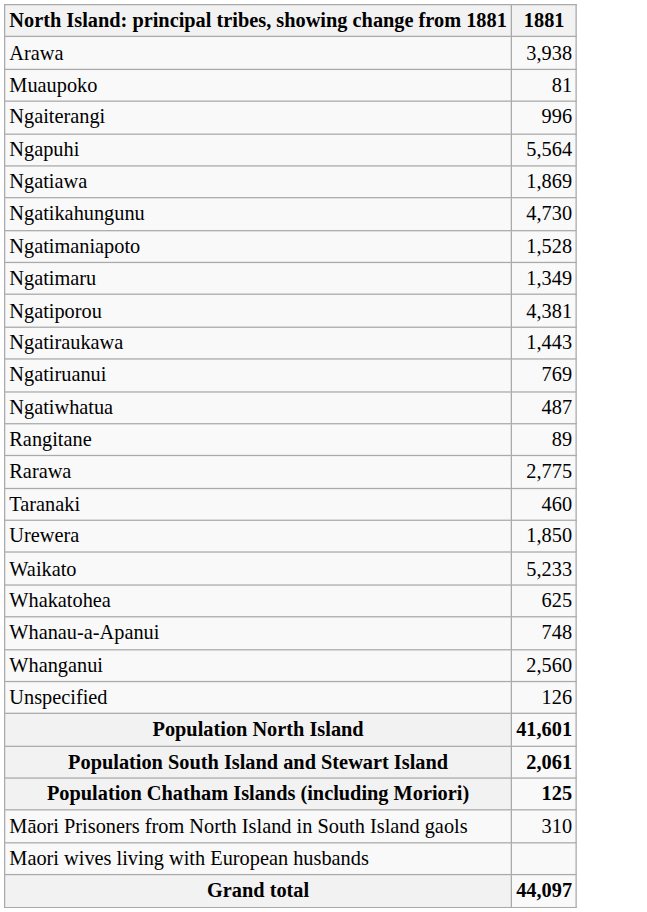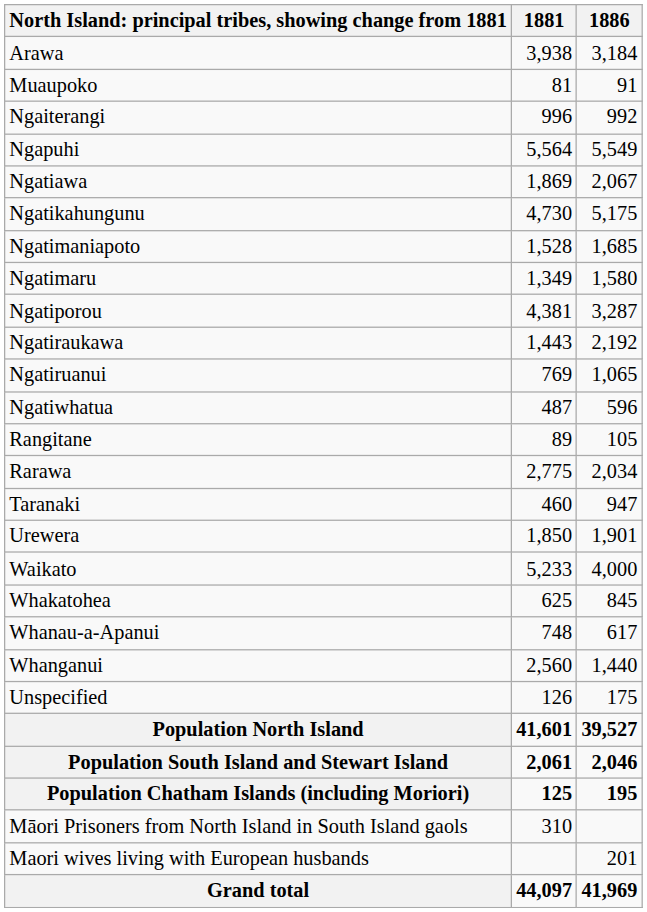+ column: (609, 20)
